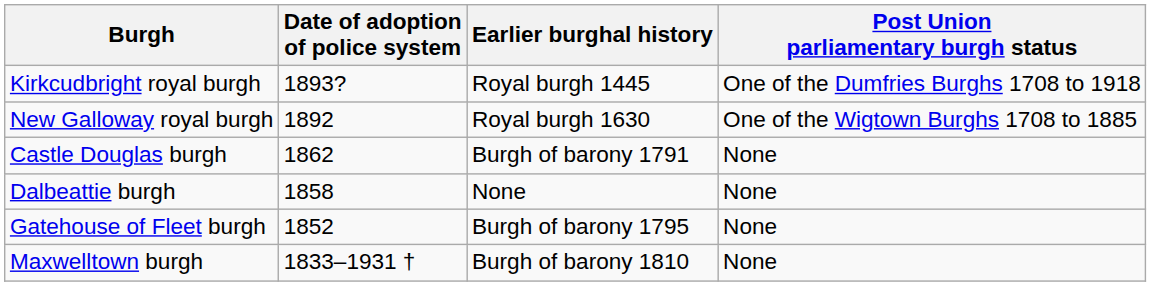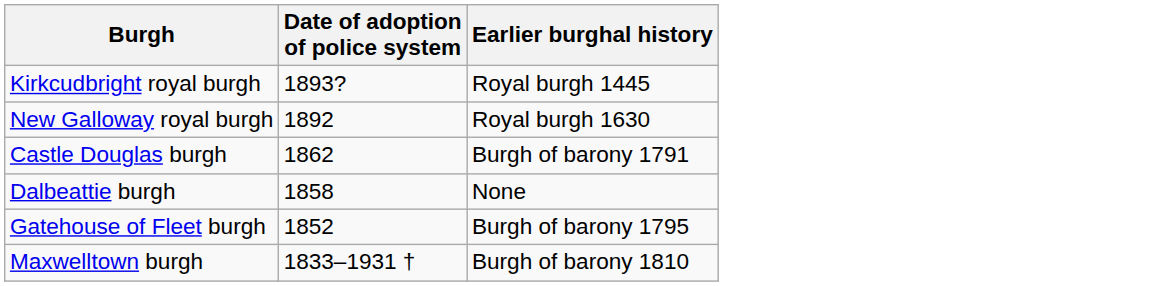- column: (932, 35)
